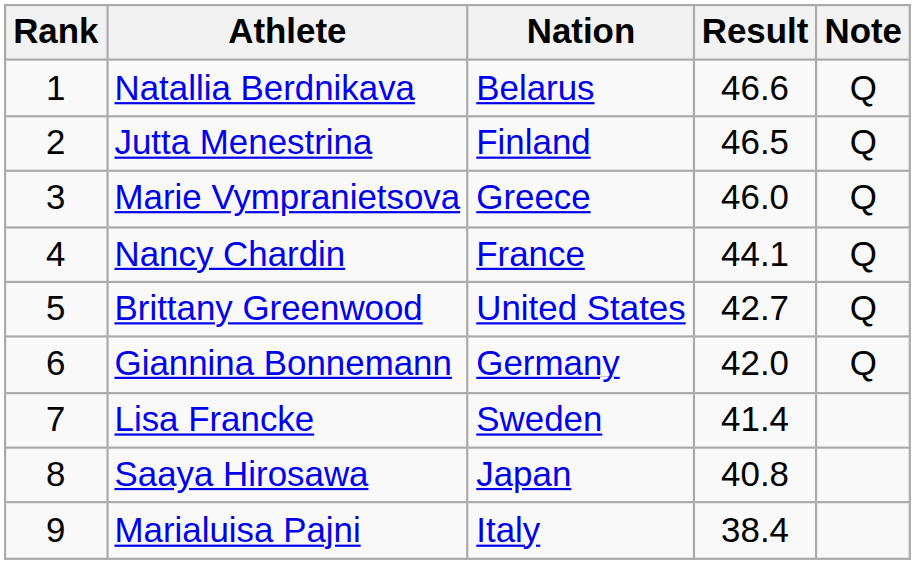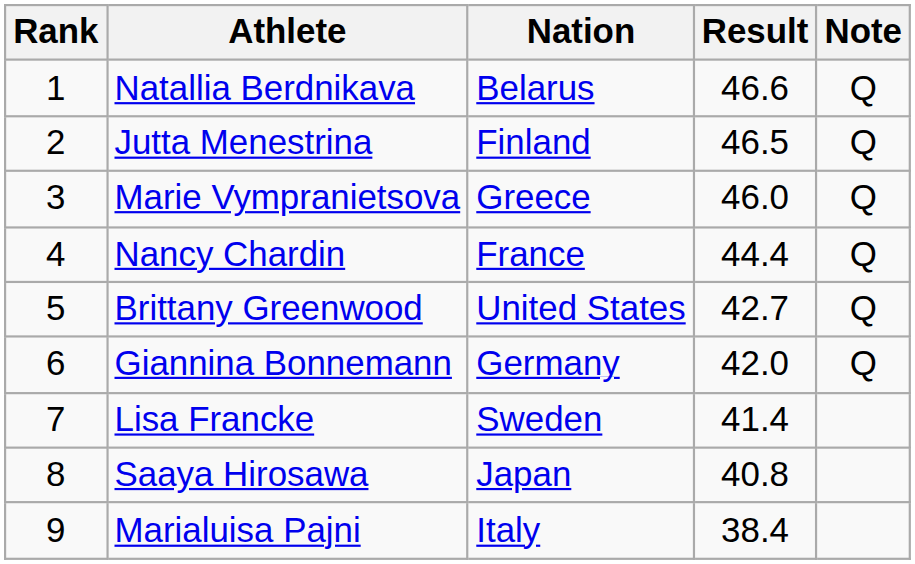(755, 253) 44.1 -> (755, 253) 44.4
